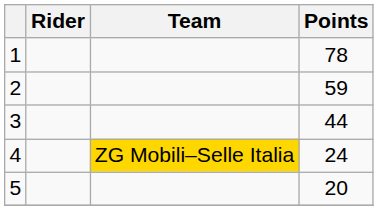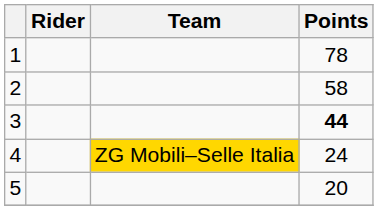(336, 88) 59 -> (336, 88) 58
(336, 121) normal -> (336, 121) bold
